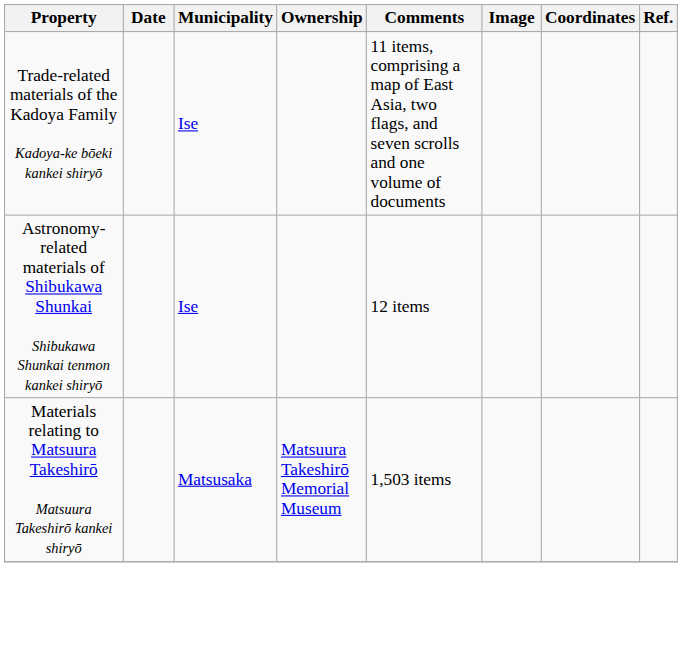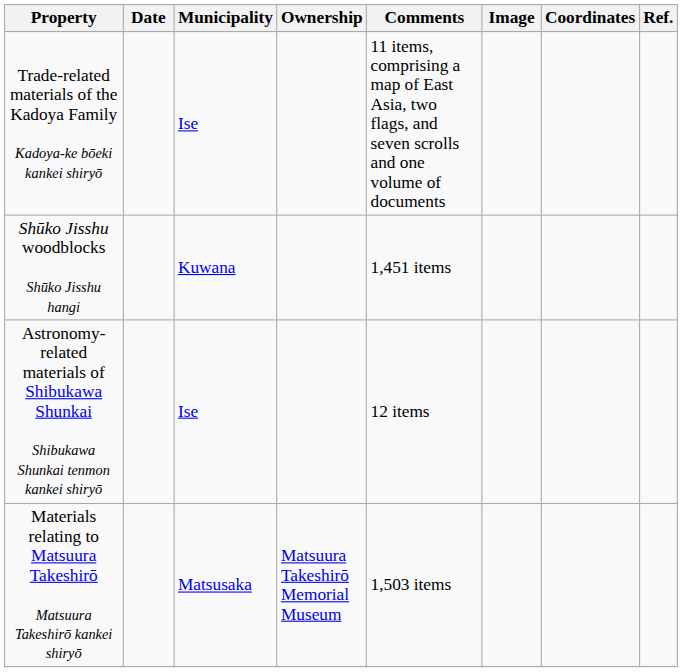+ row: (64, 267)
